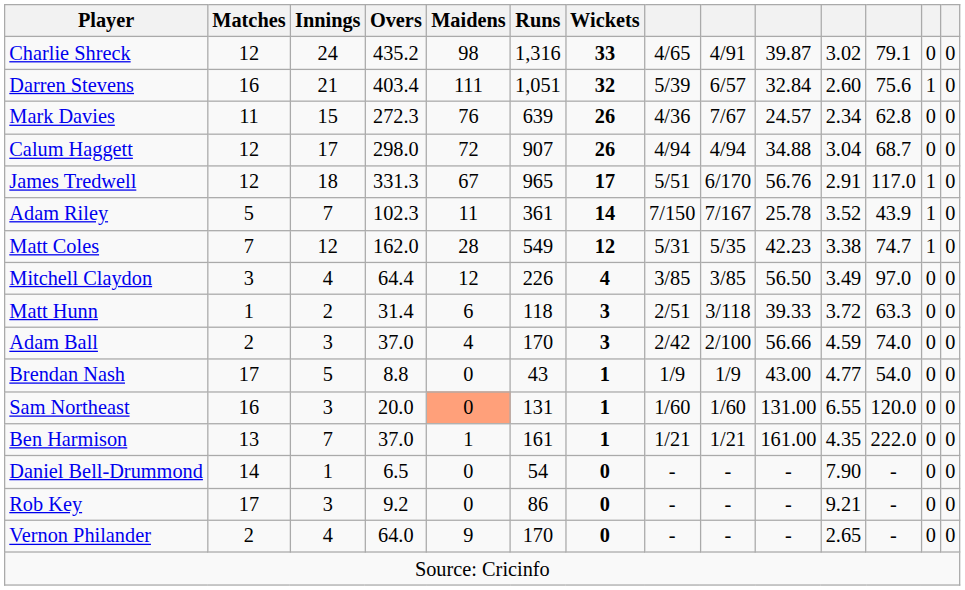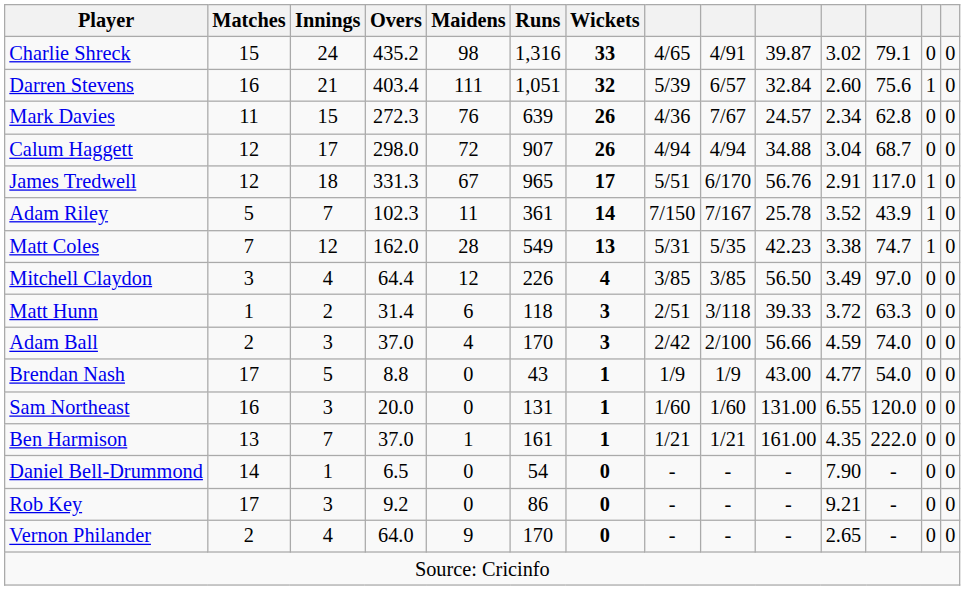(249, 52) 12 -> (249, 52) 15
(605, 246) 12 -> (605, 246) 13
(468, 407) lightsalmon background -> (468, 407) no background
